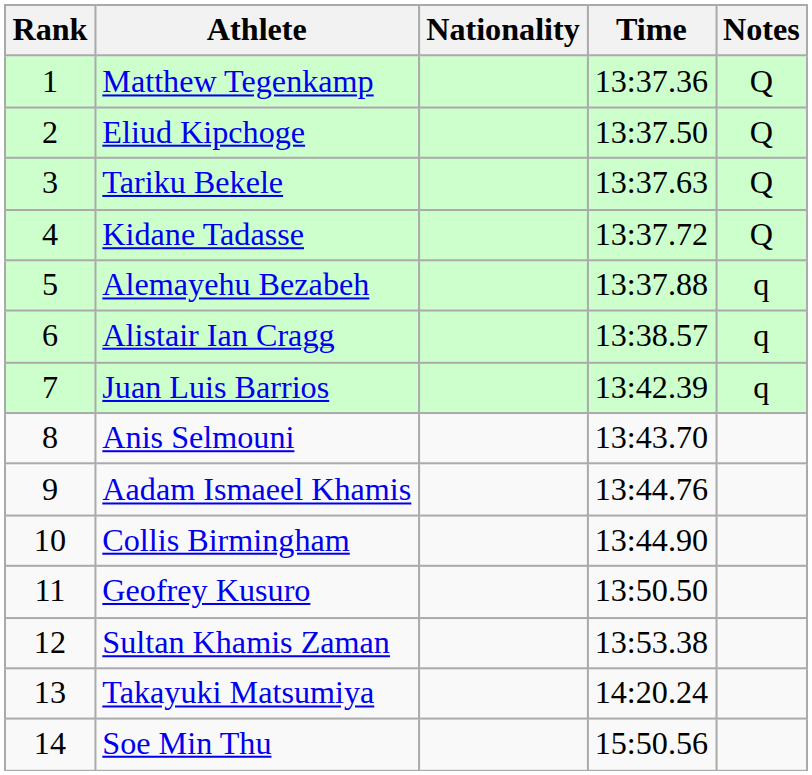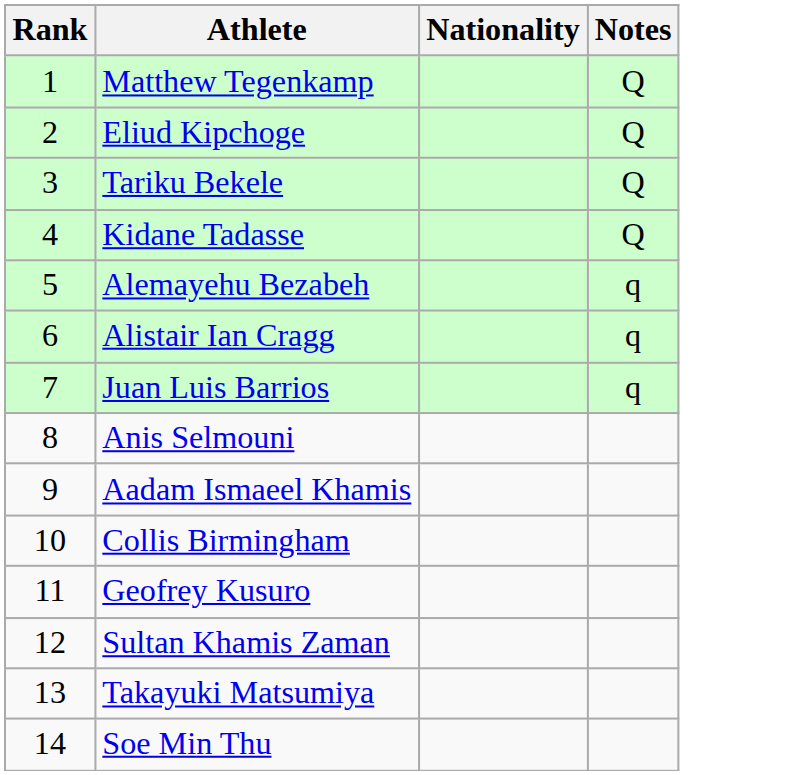- column: (651, 30)
